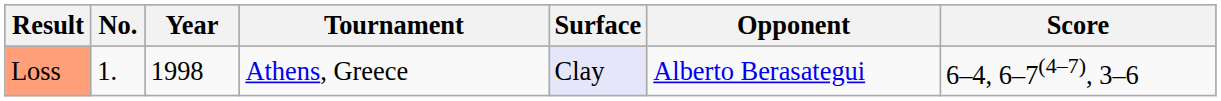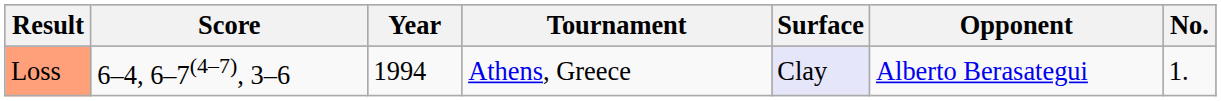columns swapped: (118, 25) <-> (1078, 25)
(177, 70) 1998 -> (400, 70) 1994
